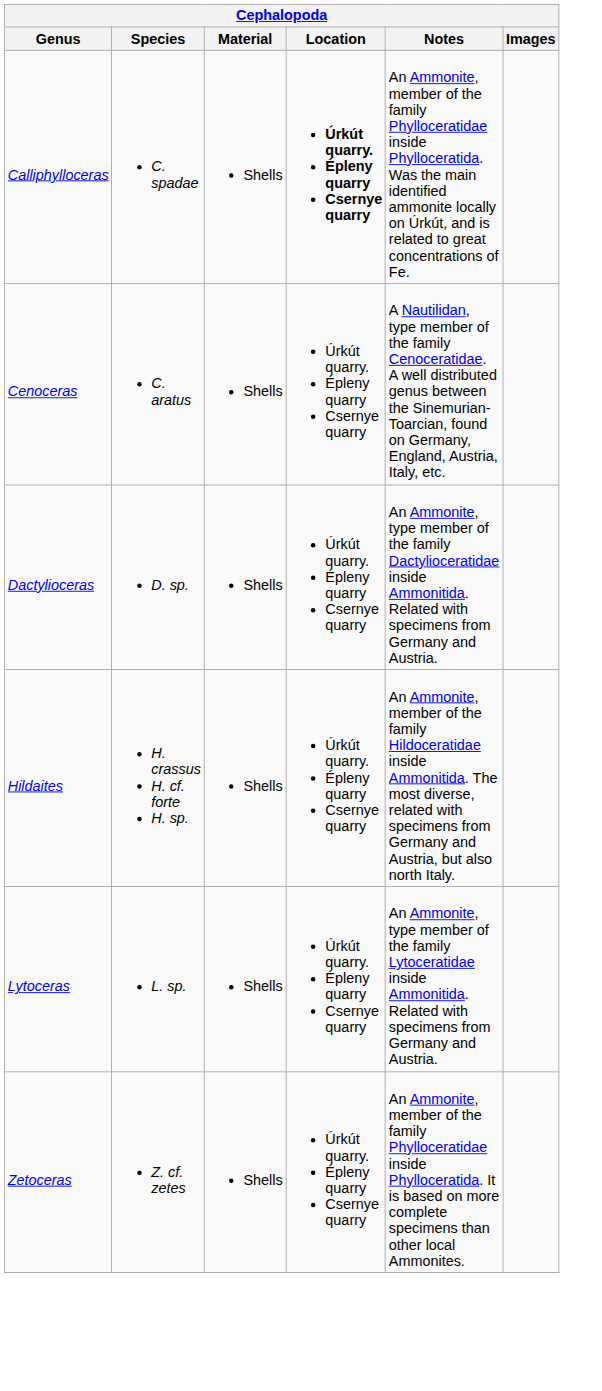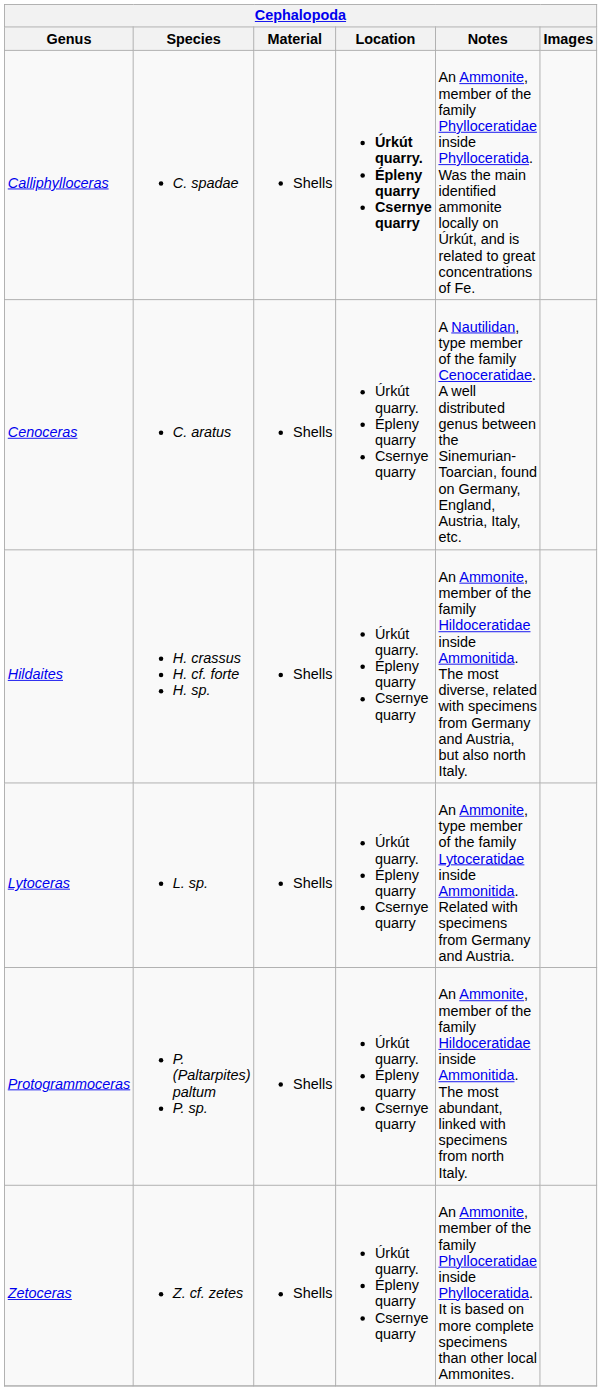- row: (51, 585)
+ row: (69, 1084)
